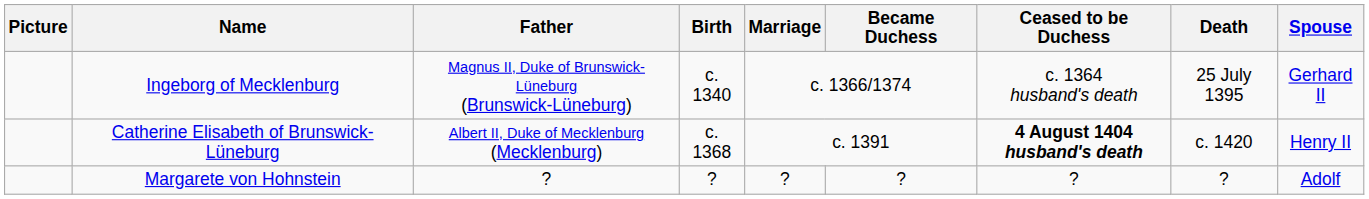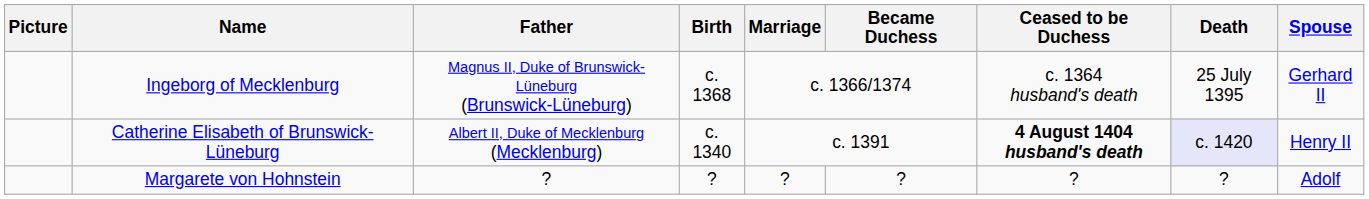(712, 85) c. 1340 -> (712, 85) c. 1368
(712, 142) c. 1368 -> (712, 142) c. 1340
(1224, 142) no background -> (1224, 142) lavender background
